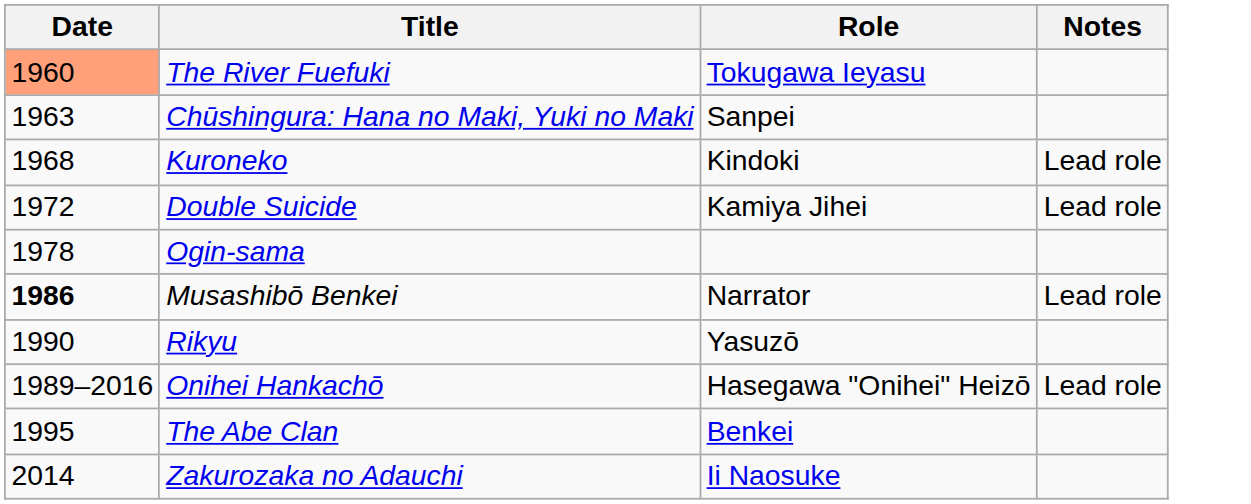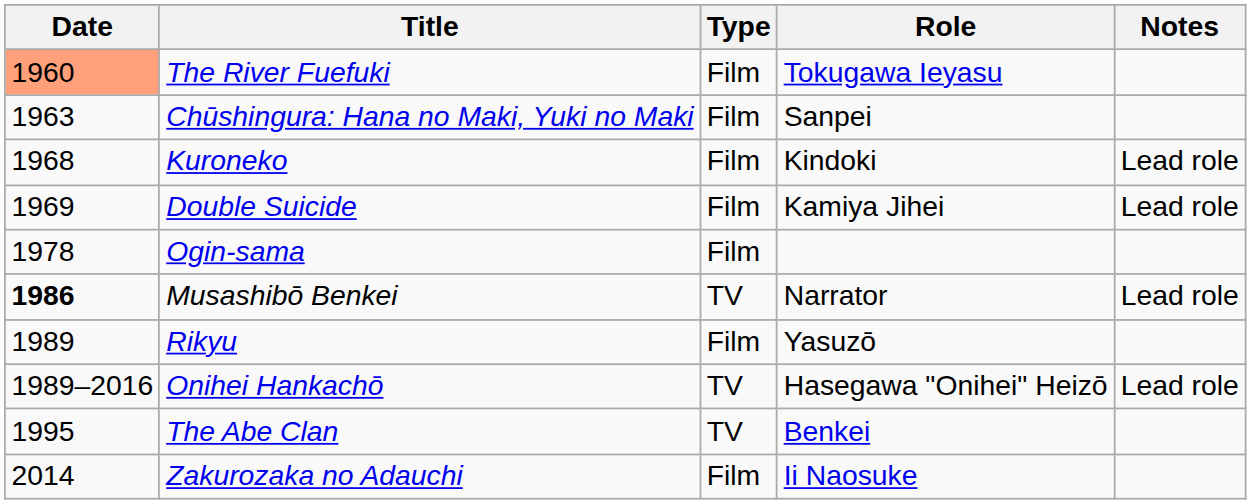+ column: (739, 26)
(43, 206) 1972 -> (43, 206) 1969
(43, 341) 1990 -> (43, 341) 1989
